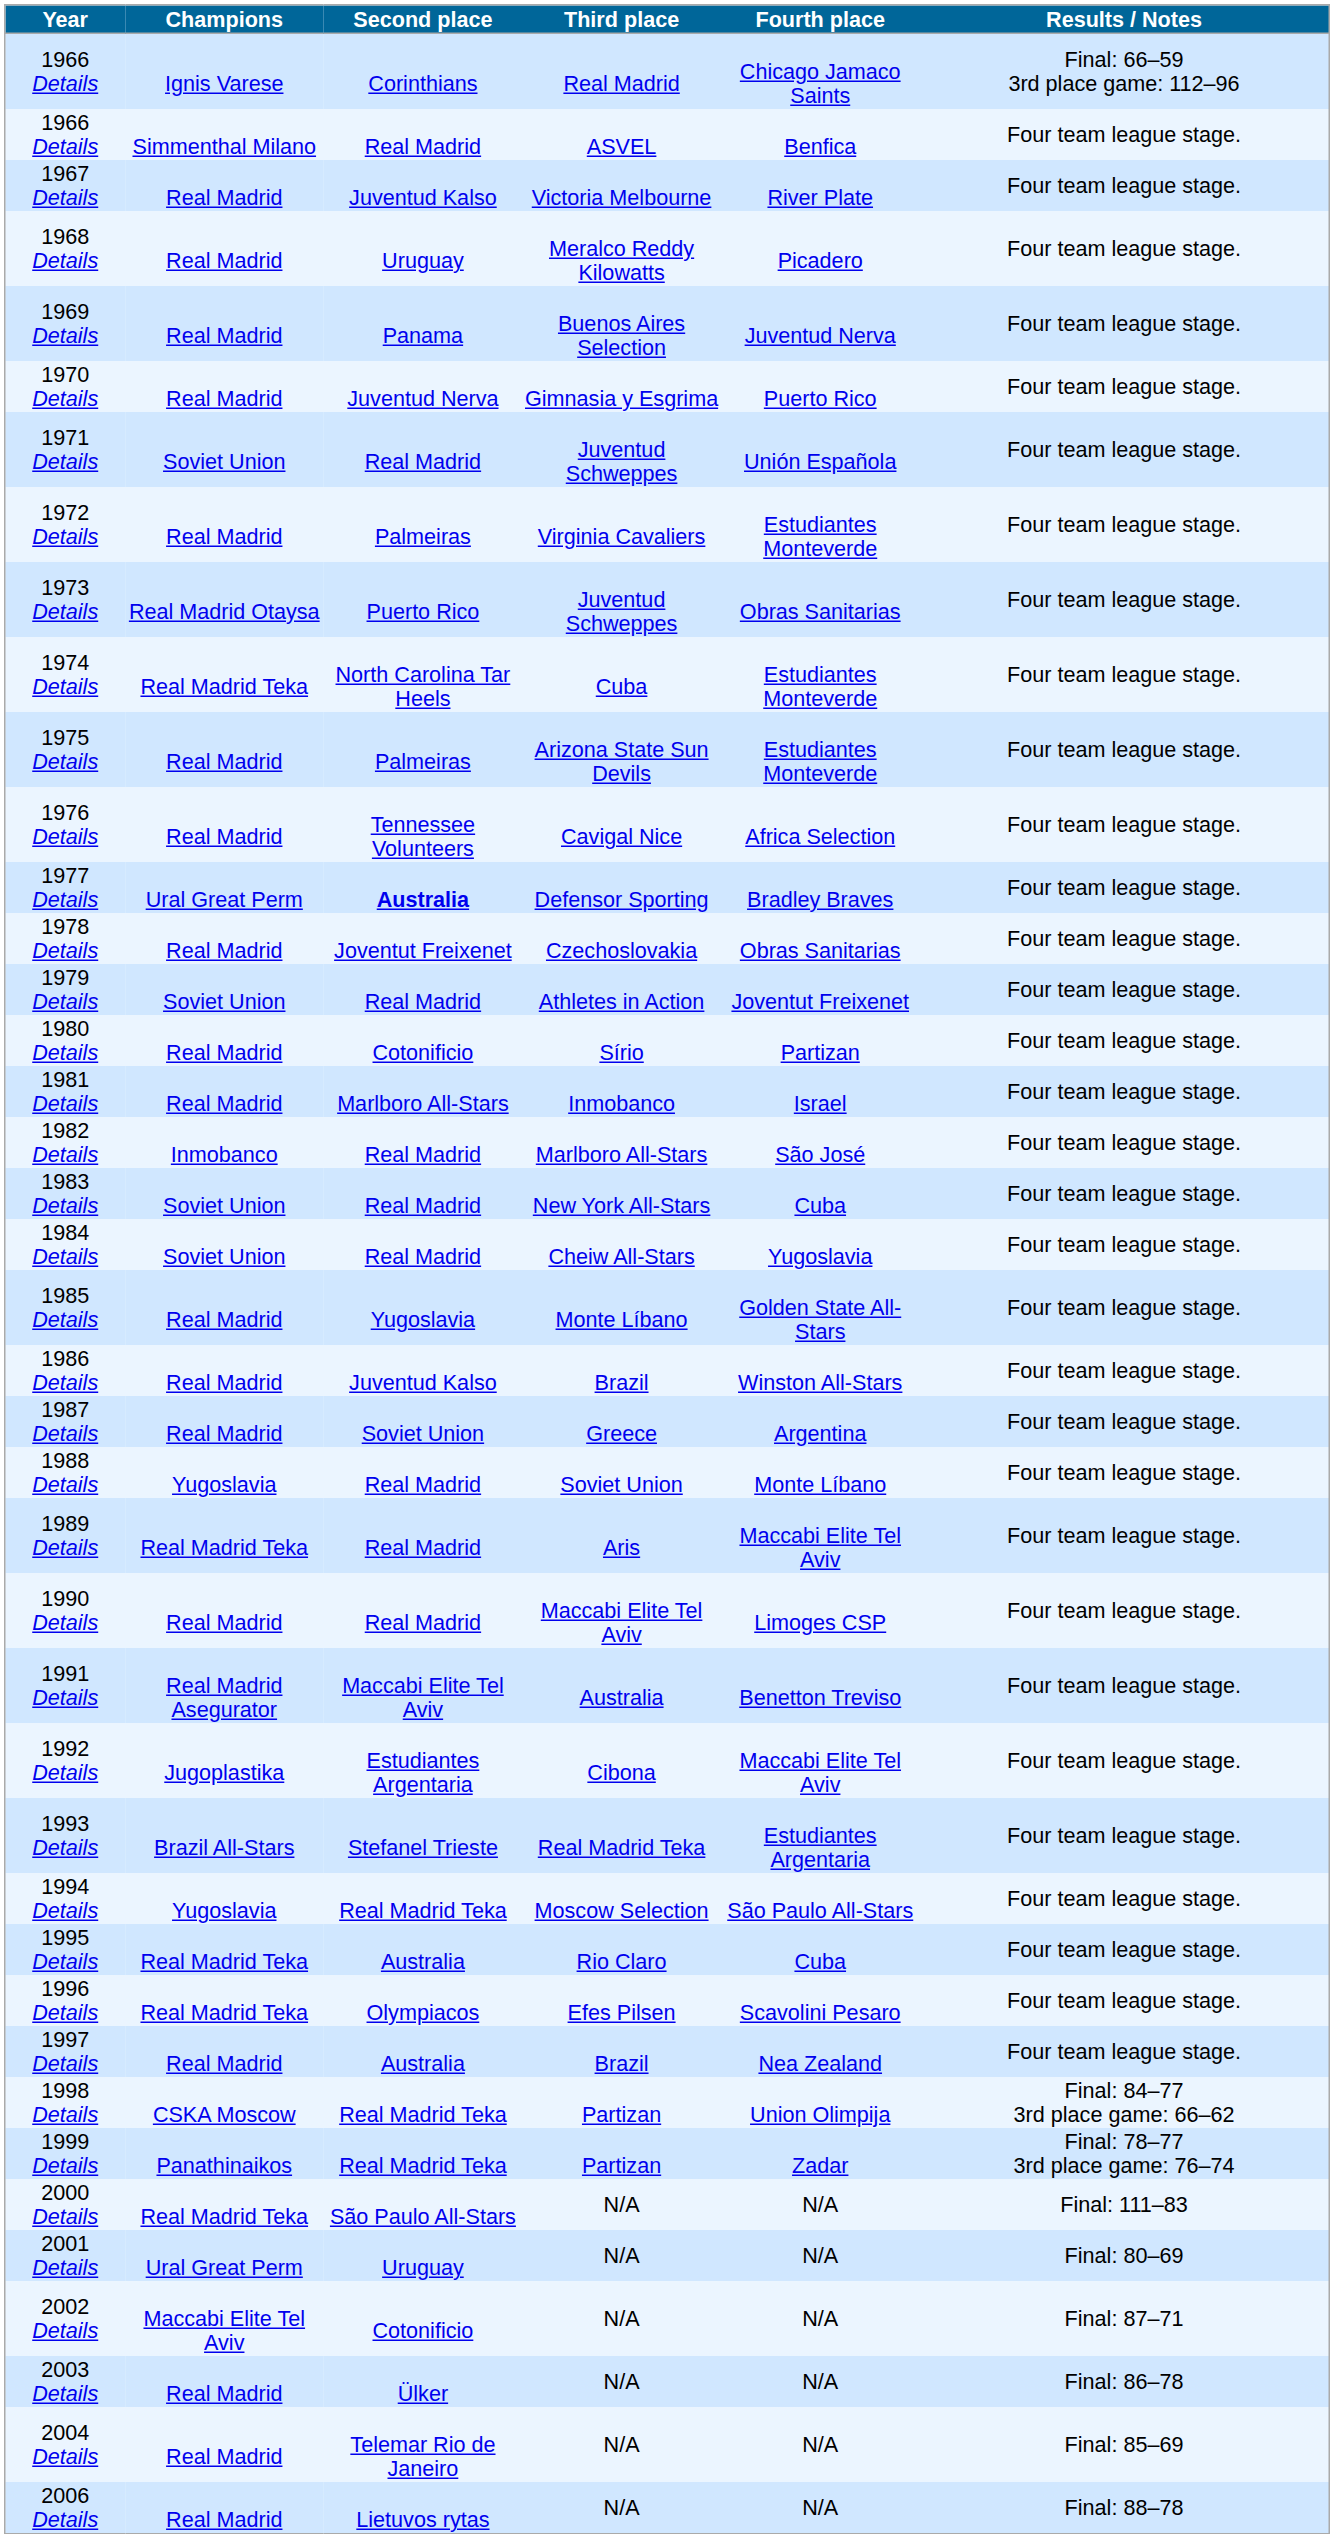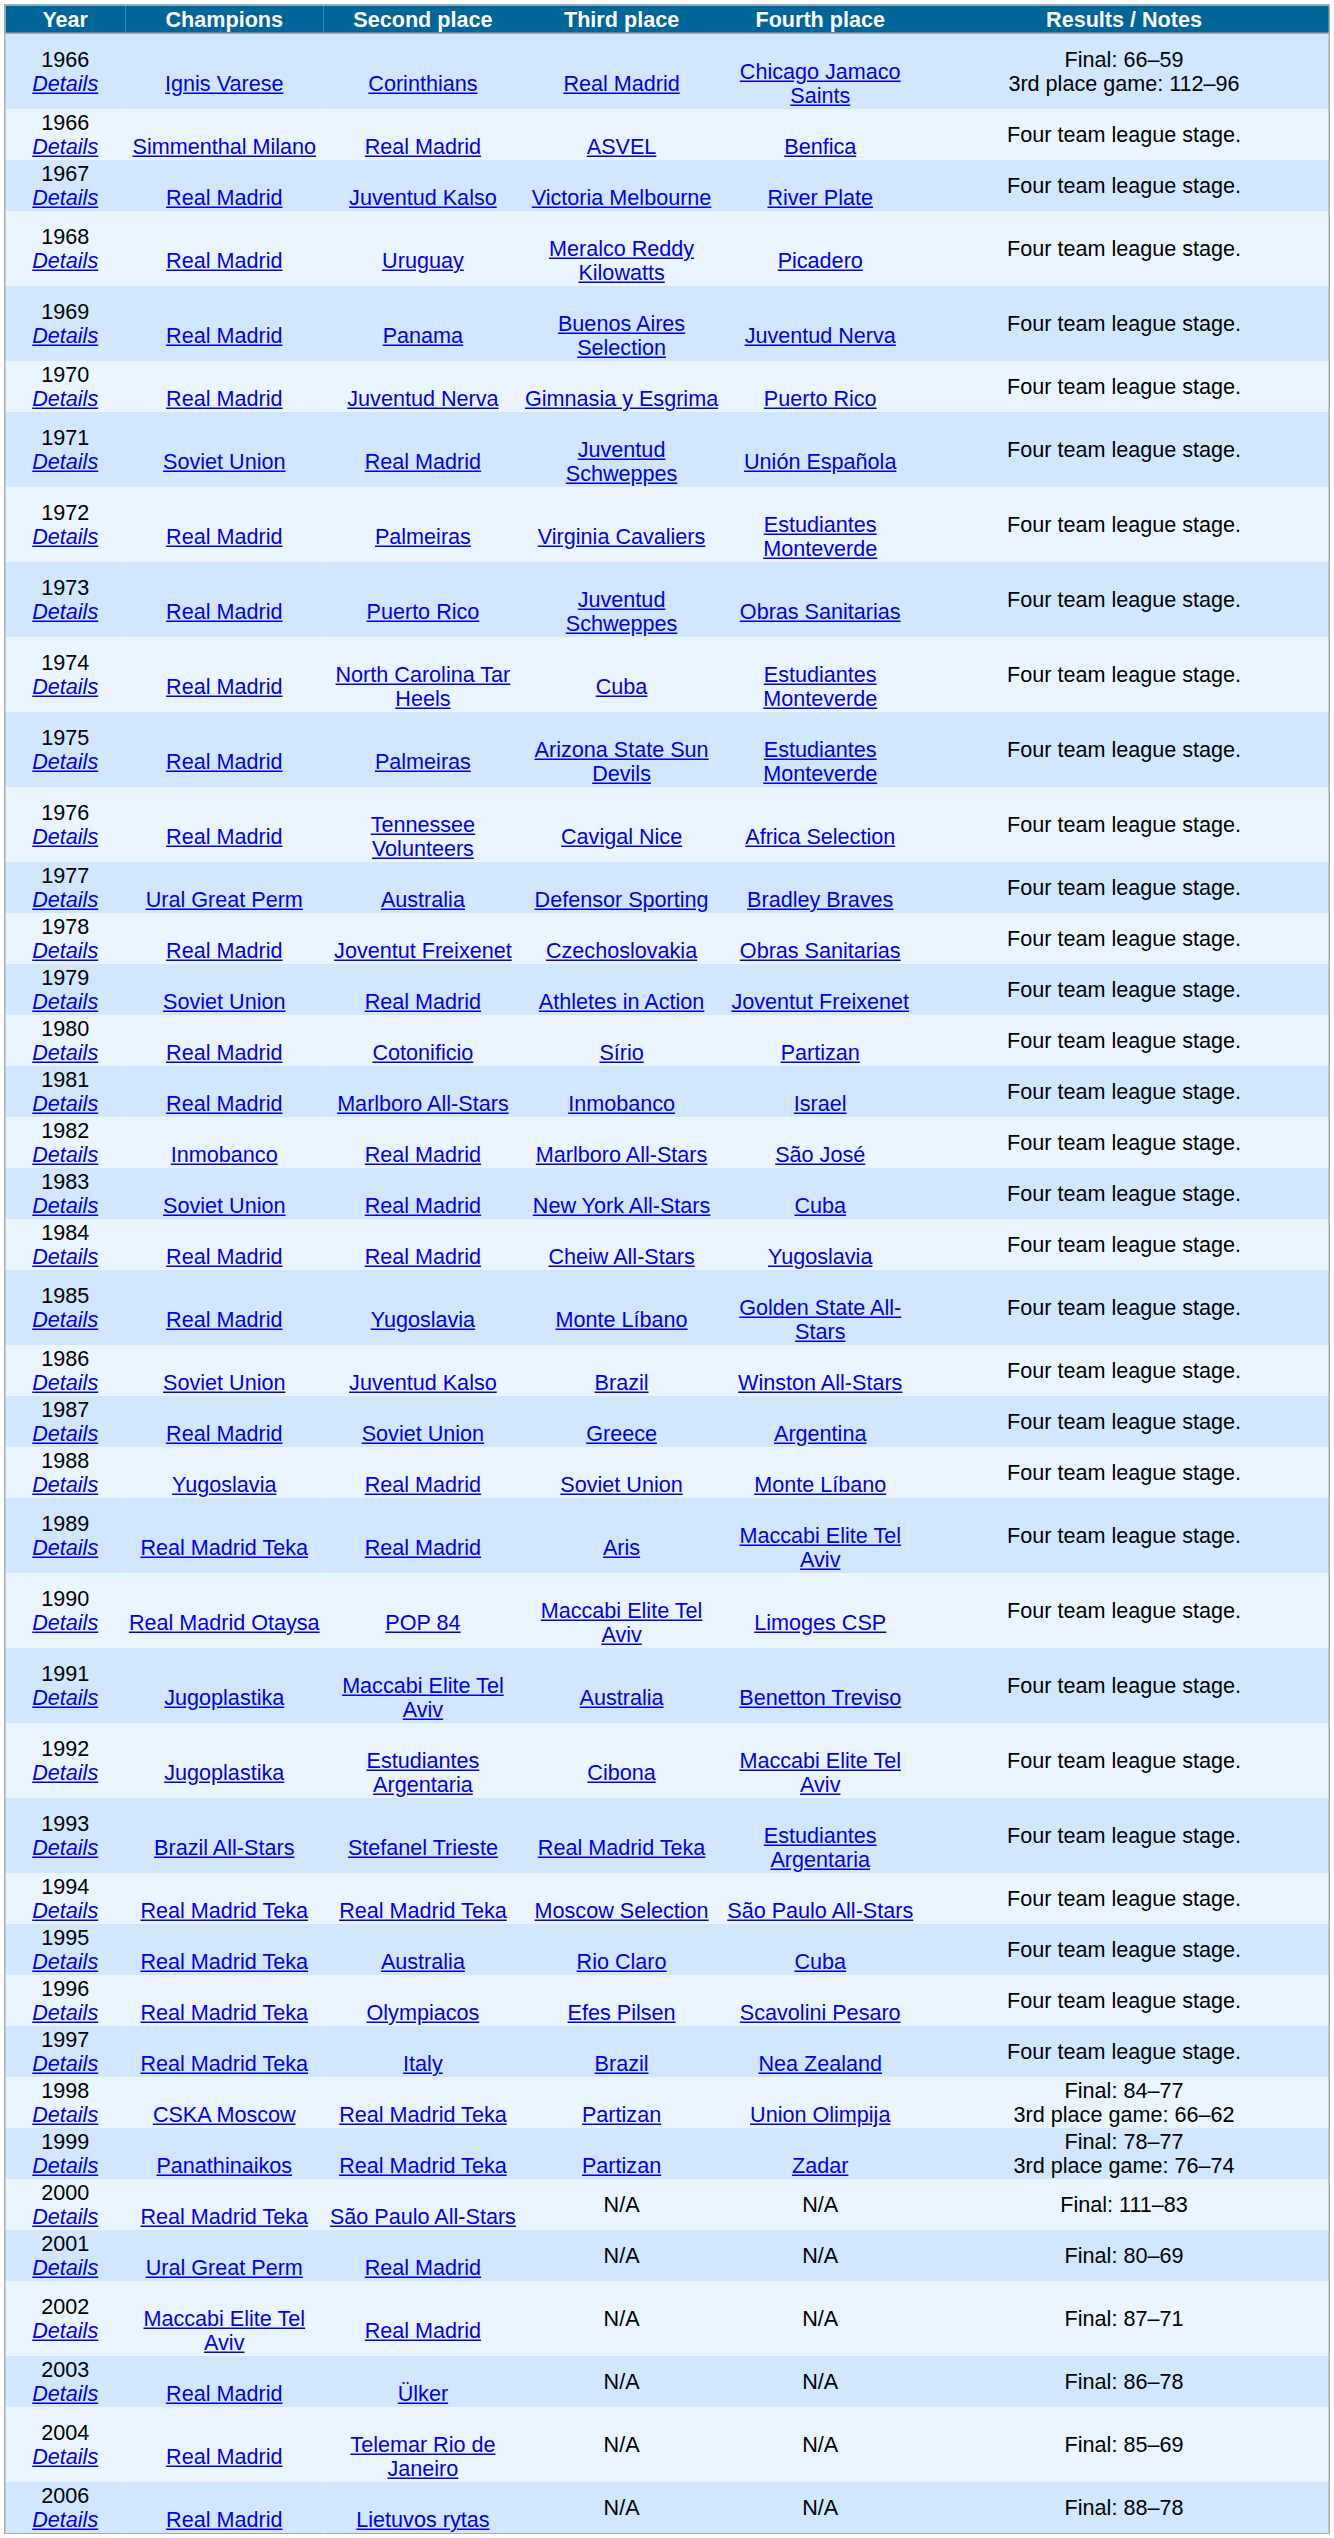(224, 612) Real Madrid Otaysa -> (224, 612) Real Madrid
(224, 686) Real Madrid Teka -> (224, 686) Real Madrid
(423, 900) bold -> (423, 900) normal
(224, 1256) Soviet Union -> (224, 1256) Real Madrid
(224, 1382) Real Madrid -> (224, 1382) Soviet Union
(224, 1622) Real Madrid -> (224, 1622) Real Madrid Otaysa
(423, 1622) Real Madrid -> (423, 1622) POP 84
(224, 1698) Real Madrid Asegurator -> (224, 1698) Jugoplastika
(224, 1910) Yugoslavia -> (224, 1910) Real Madrid Teka
(224, 2064) Real Madrid -> (224, 2064) Real Madrid Teka
(423, 2064) Australia -> (423, 2064) Italy
(423, 2268) Uruguay -> (423, 2268) Real Madrid
(423, 2330) Cotonificio -> (423, 2330) Real Madrid
